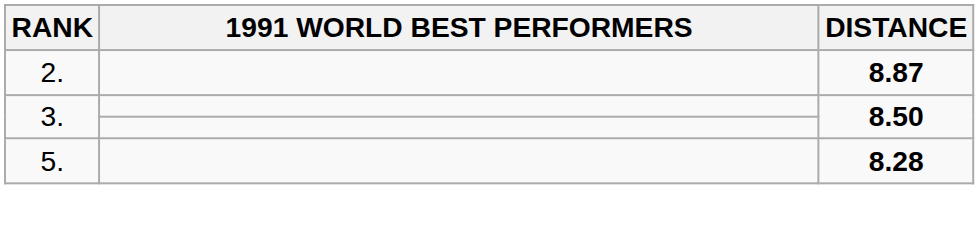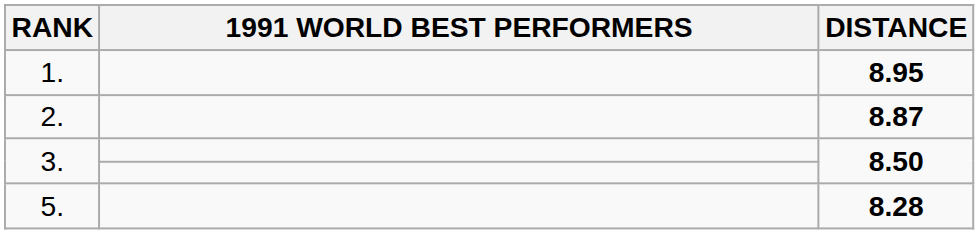+ row: (52, 72)
